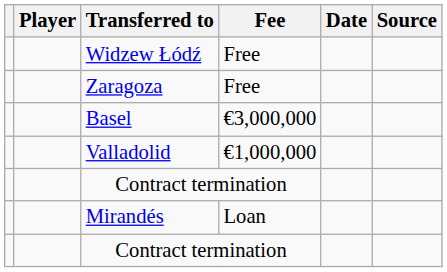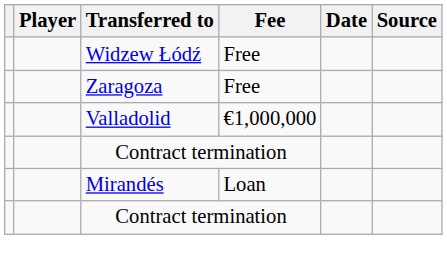- row: (109, 119)
